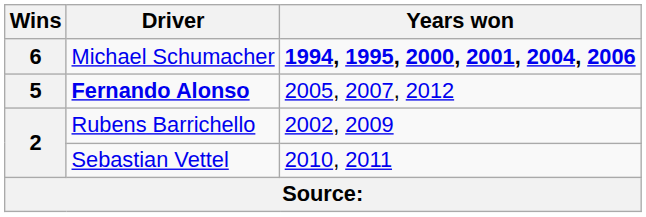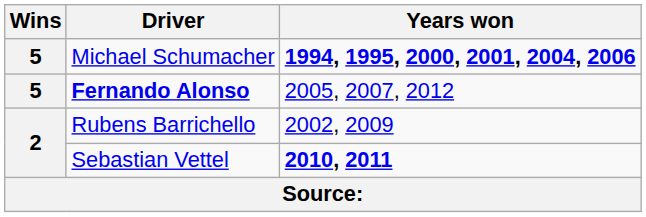(36, 56) 6 -> (36, 56) 5
(338, 159) normal -> (339, 159) bold
